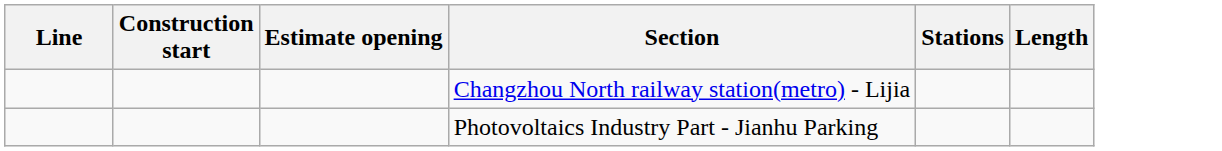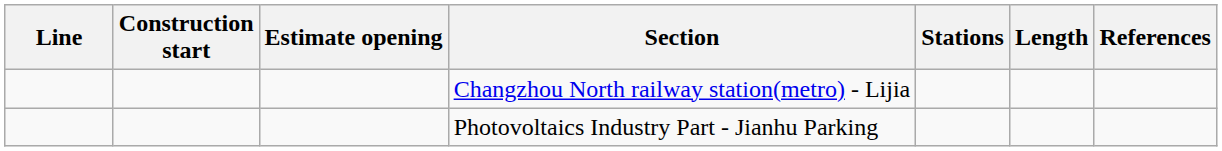+ column: (1155, 37)
